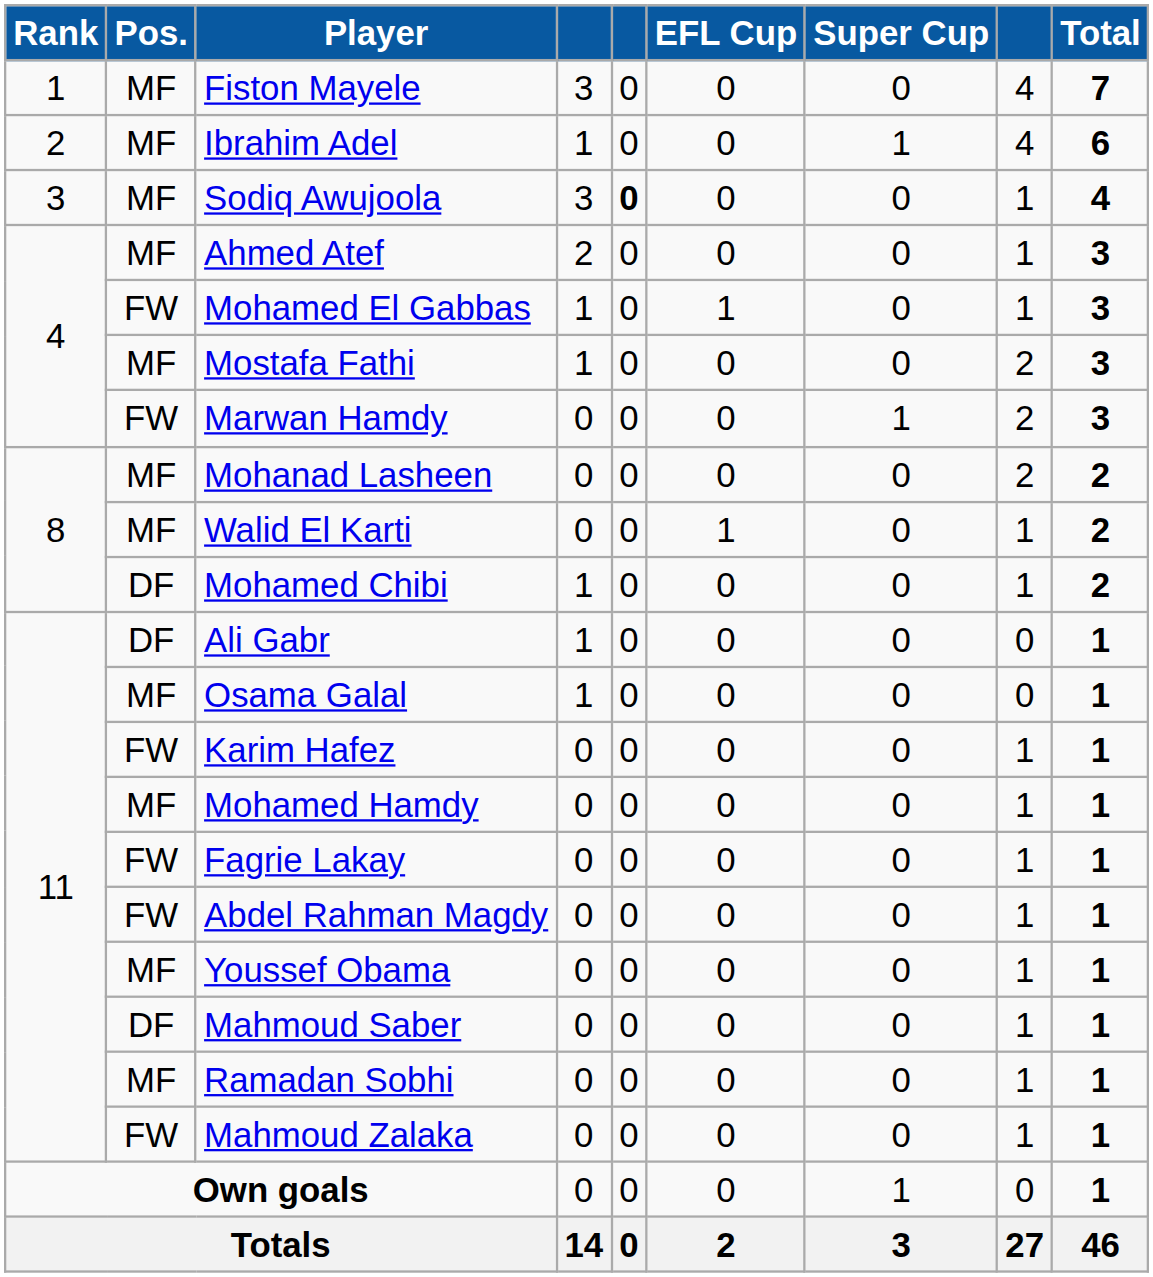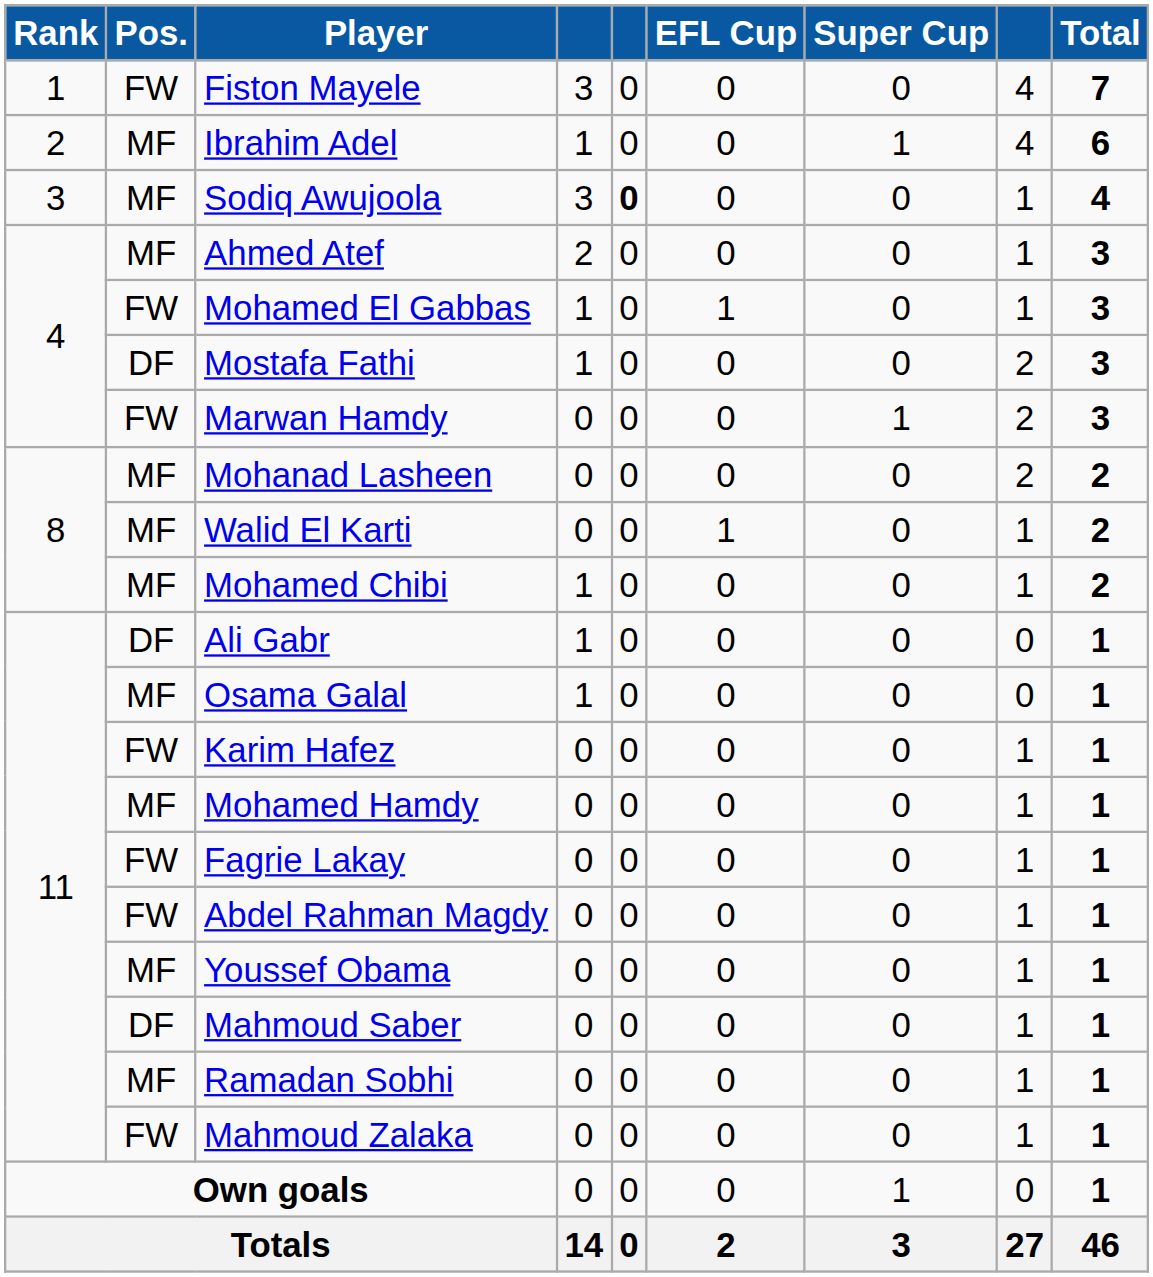(151, 88) MF -> (151, 88) FW
(151, 364) MF -> (151, 364) DF
(151, 584) DF -> (151, 584) MF
